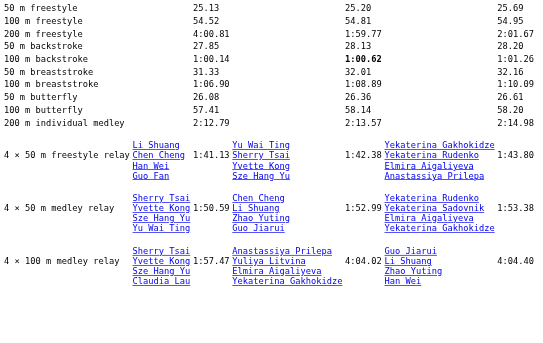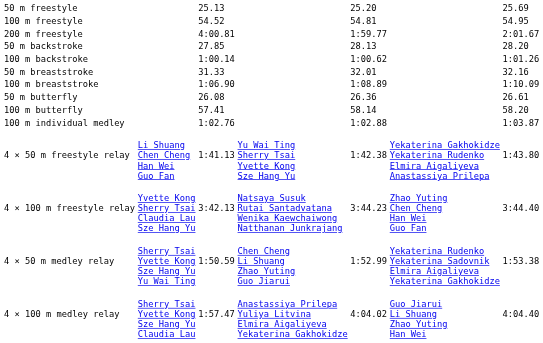(363, 59) bold -> (369, 59) normal
+ row: (64, 123)
- row: (64, 123)
+ row: (70, 208)
